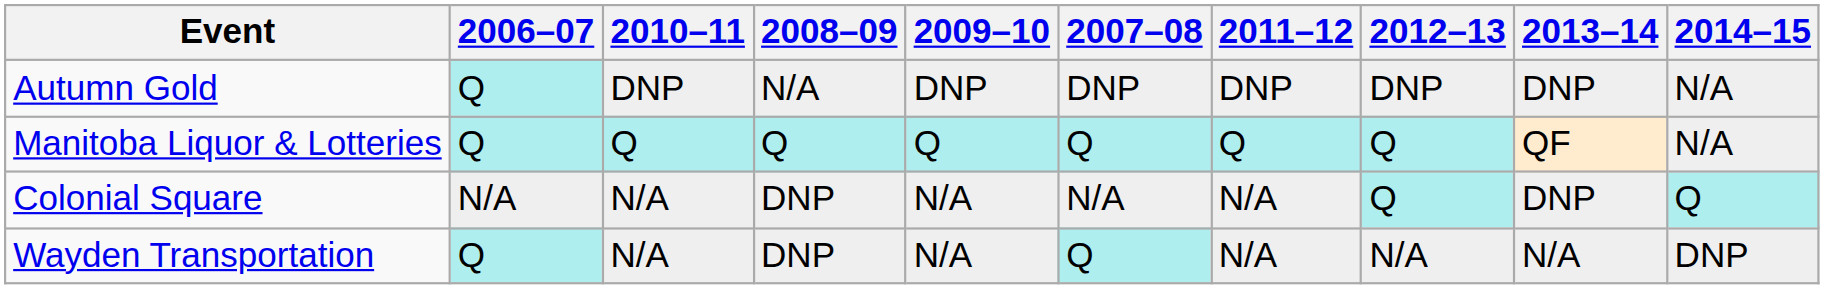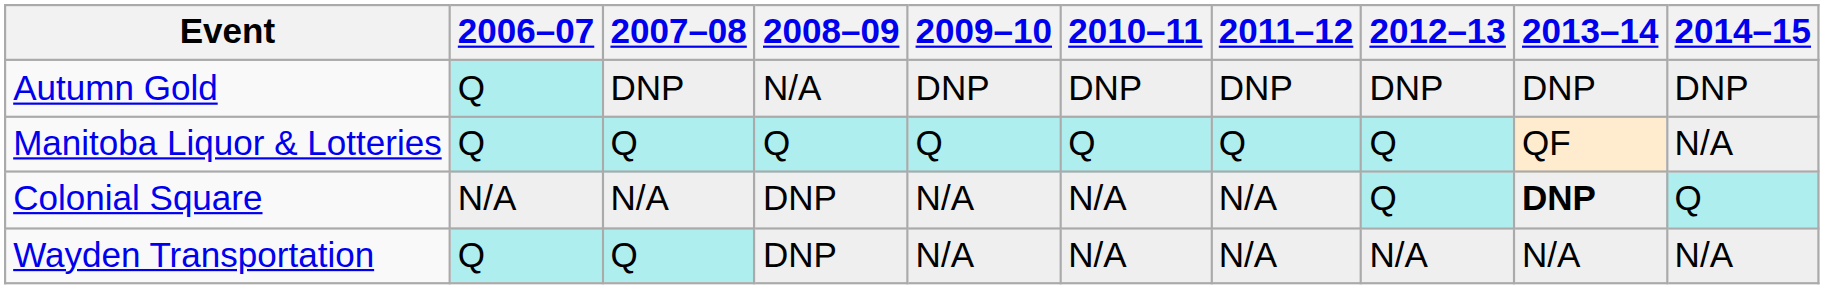columns swapped: (1134, 32) <-> (678, 32)
(1704, 87) N/A -> (1712, 87) DNP
(1559, 198) normal -> (1559, 198) bold
(1712, 254) DNP -> (1704, 254) N/A
